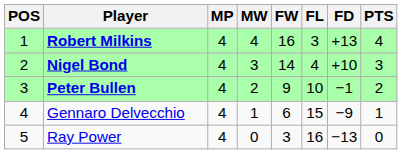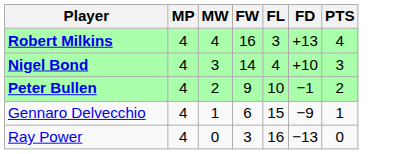- column: (24, 16)
